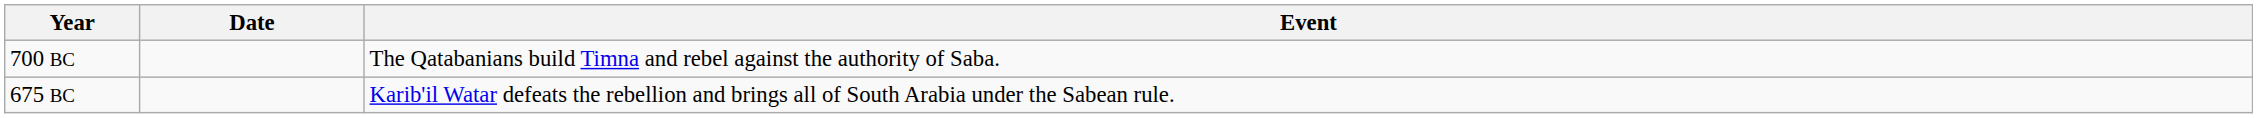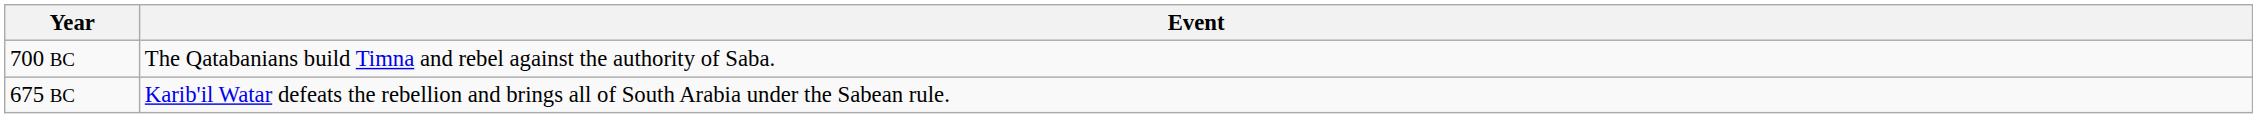- column: (252, 22)
